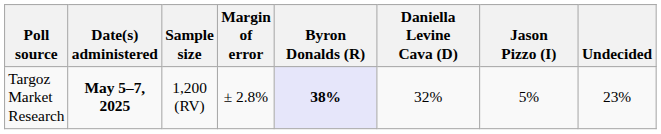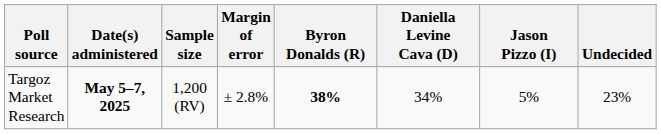(326, 97) lavender background -> (326, 97) no background
(428, 97) 32% -> (428, 97) 34%
